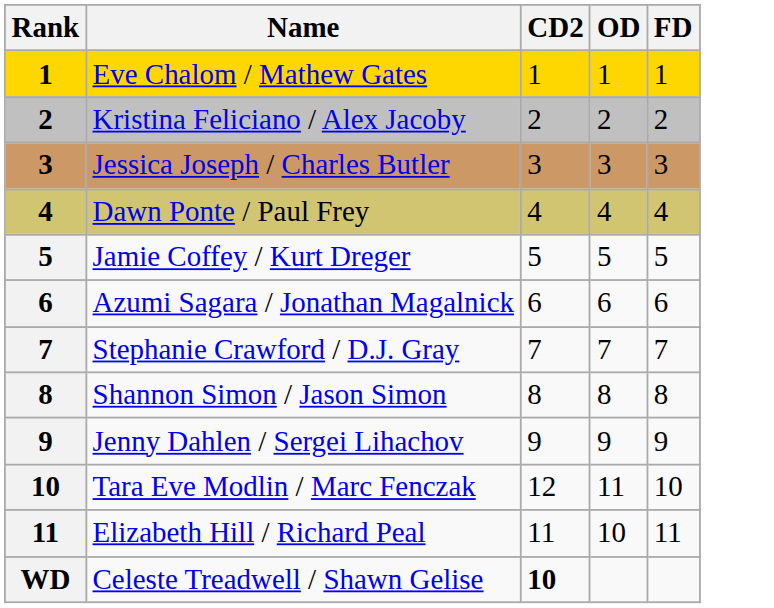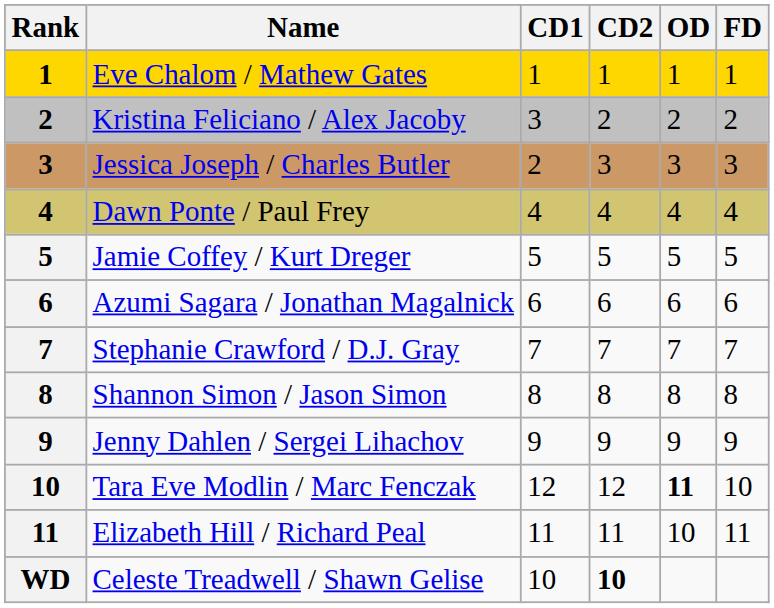+ column: (555, 27)
(611, 486) normal -> (680, 486) bold
